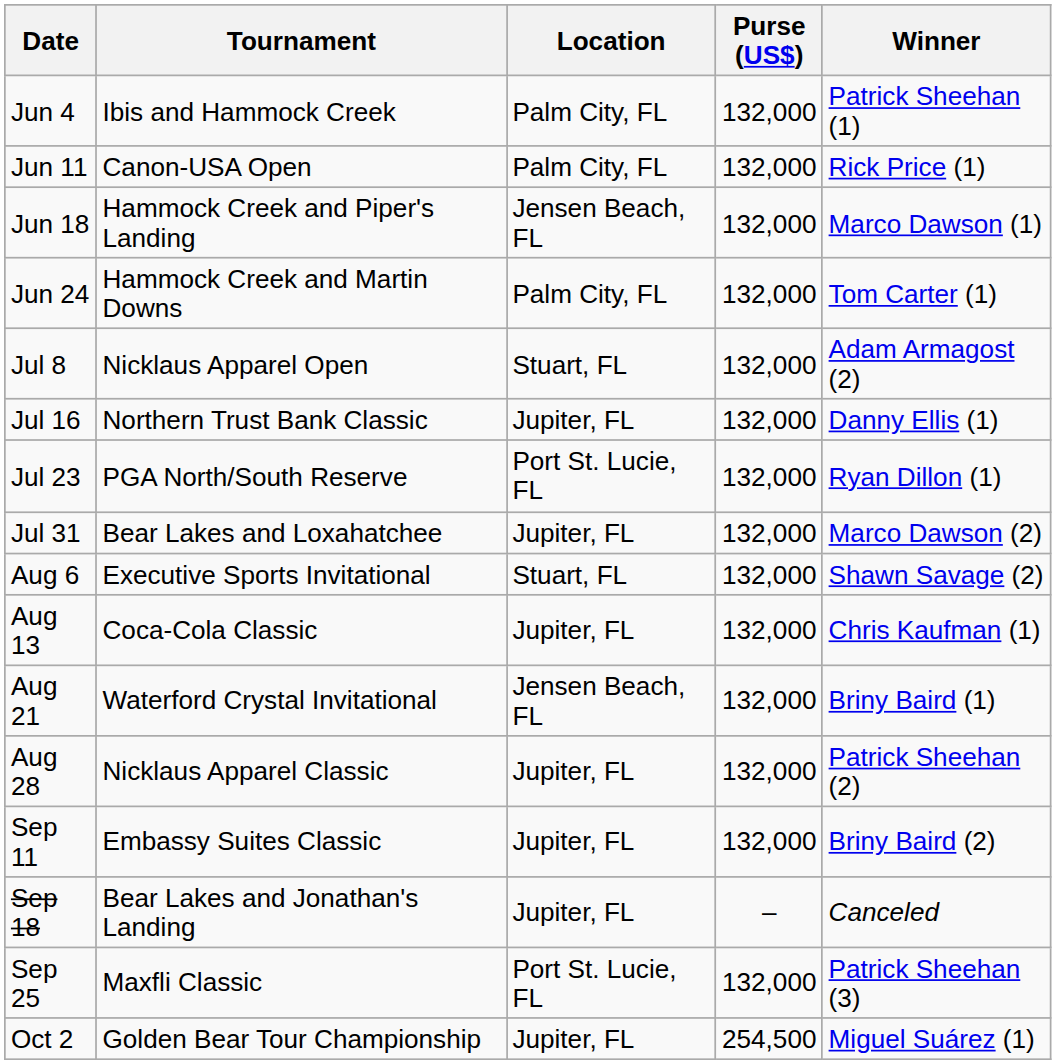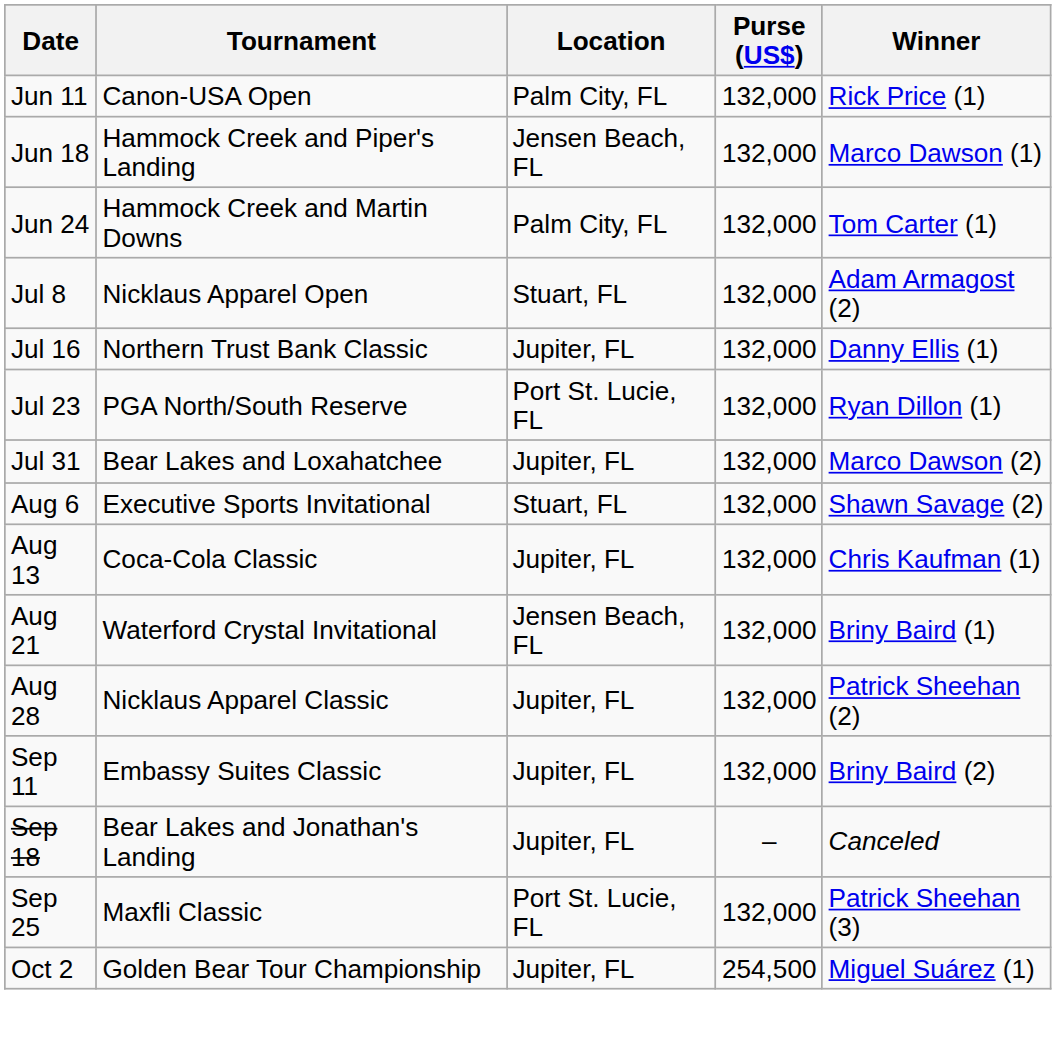- row: (43, 111)
